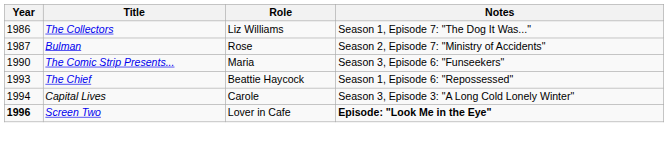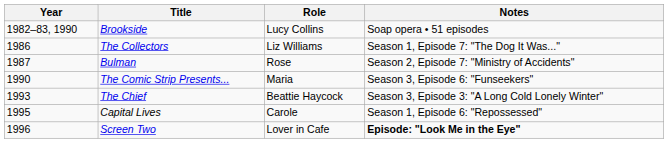+ row: (124, 29)
(426, 79) Season 1, Episode 6: "Repossessed" -> (485, 96) Season 3, Episode 3: "A Long Cold Lonely Winter"
(19, 96) 1994 -> (19, 113) 1995
(456, 96) Season 3, Episode 3: "A Long Cold Lonely Winter" -> (455, 113) Season 1, Episode 6: "Repossessed"
(19, 113) bold -> (19, 130) normal
